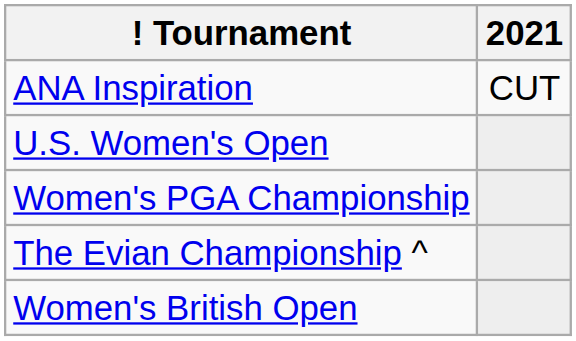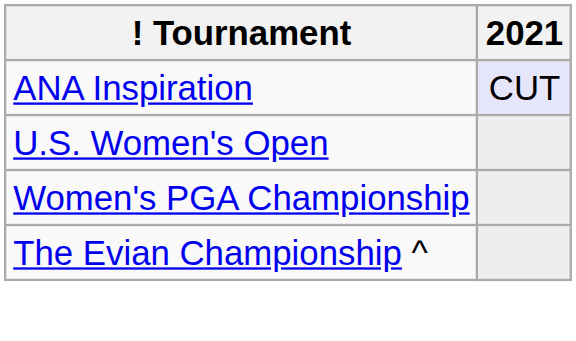(525, 88) no background -> (525, 88) lavender background
- row: (185, 308)
